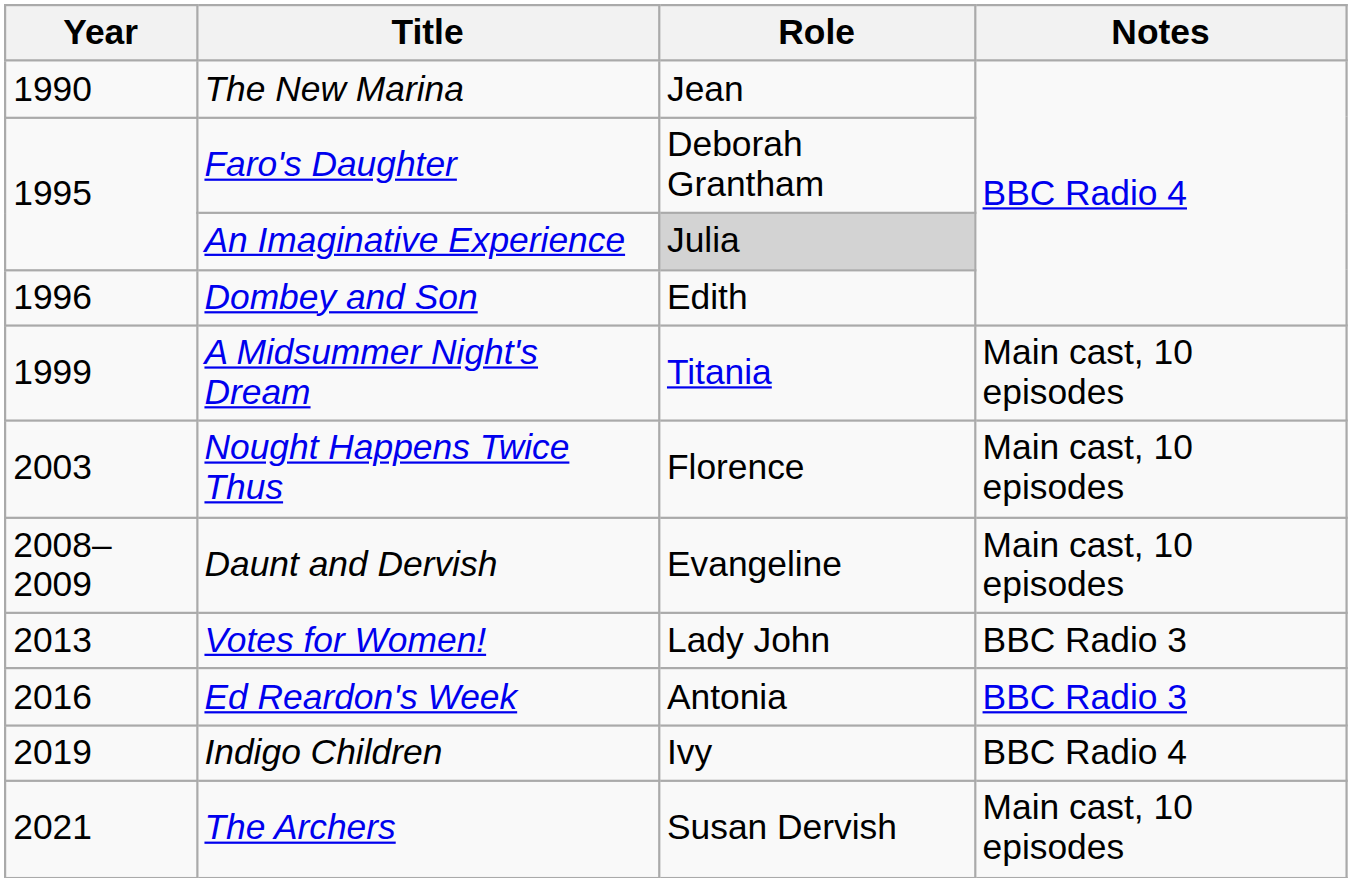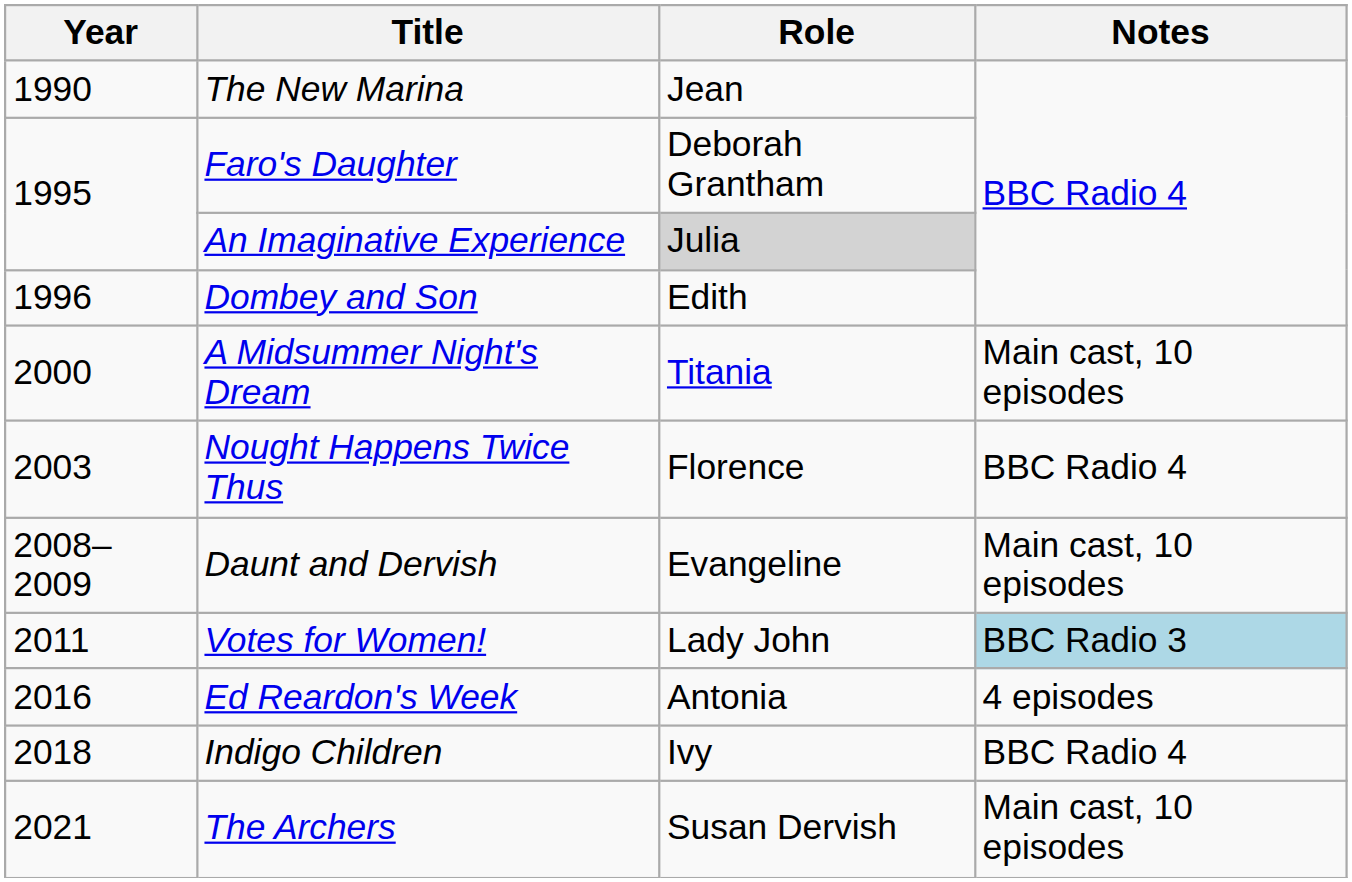(53, 372) 1999 -> (53, 372) 2000
(1088, 468) Main cast, 10 episodes -> (1085, 468) BBC Radio 4
(53, 640) 2013 -> (51, 640) 2011
(1085, 640) no background -> (1085, 640) lightblue background
(1085, 696) BBC Radio 3 -> (1068, 696) 4 episodes
(53, 752) 2019 -> (53, 752) 2018
